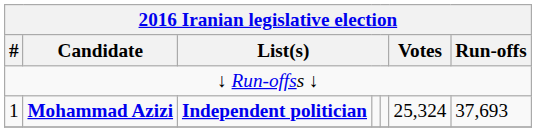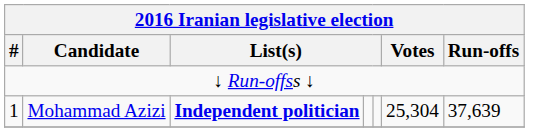(100, 111) bold -> (97, 111) normal
(420, 111) 25,324 -> (413, 111) 25,304
(482, 111) 37,693 -> (474, 111) 37,639
